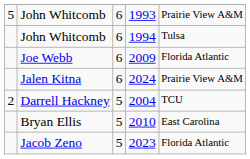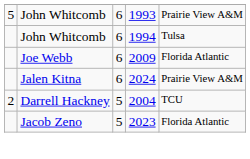- row: (142, 121)
